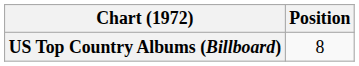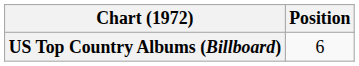(320, 46) 8 -> (320, 46) 6
